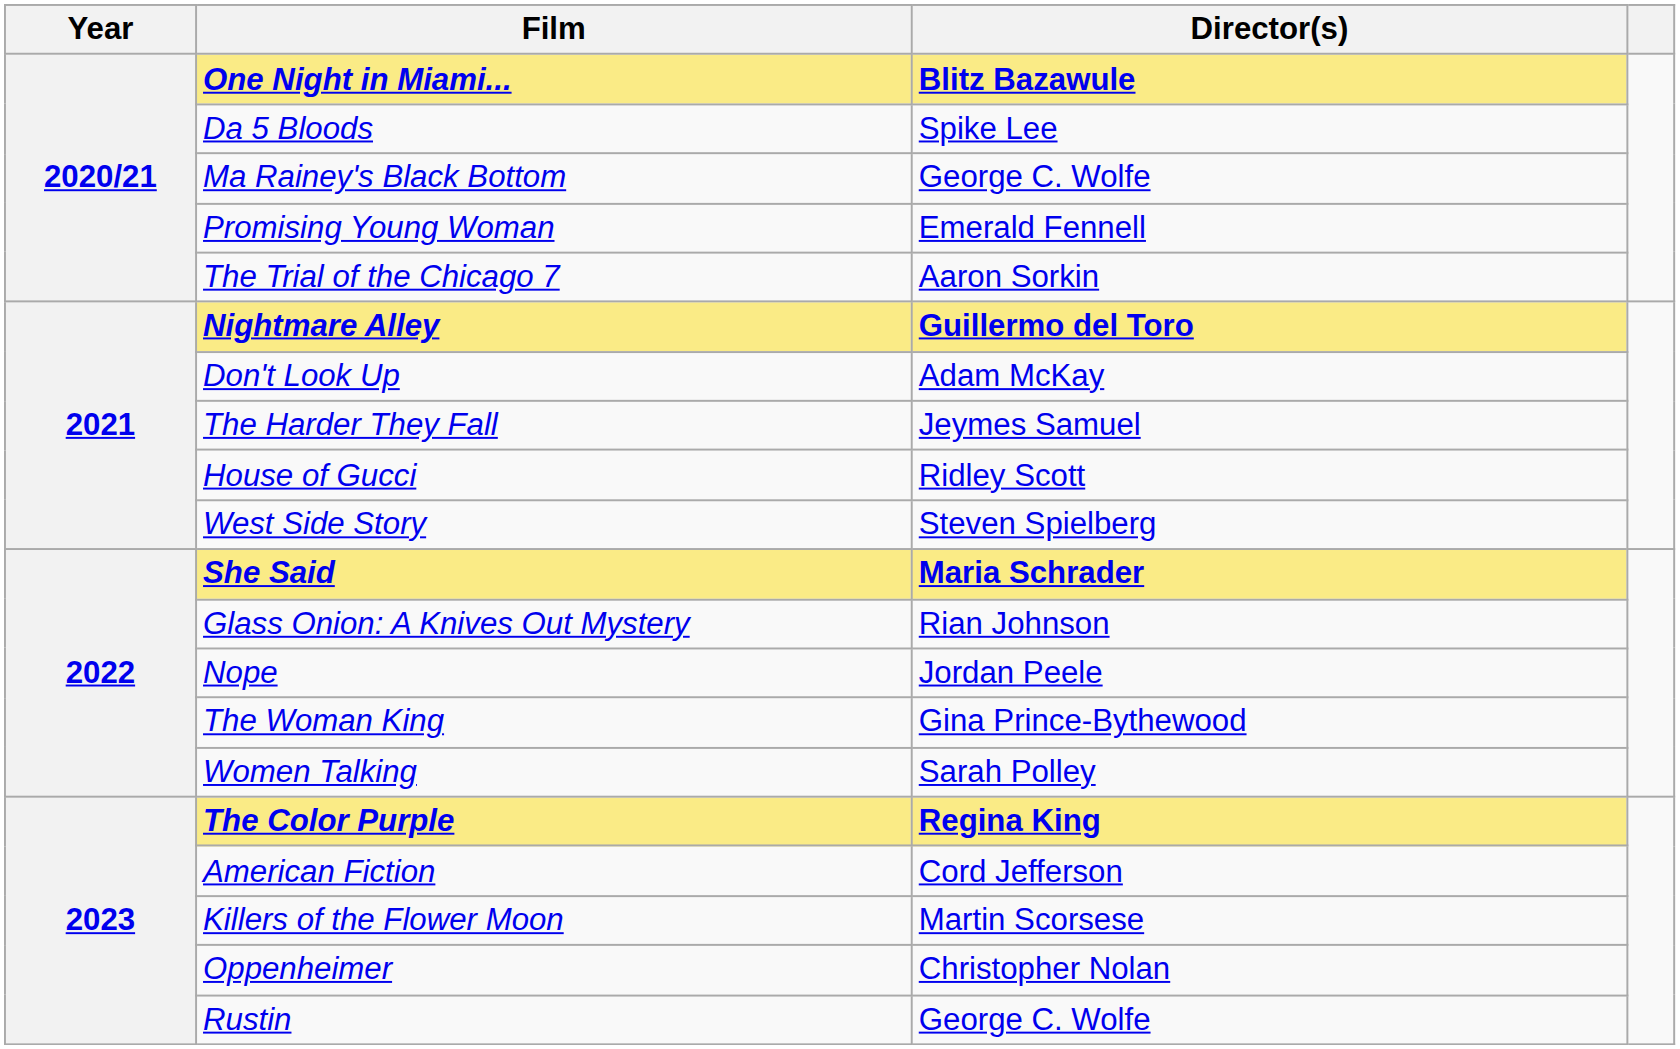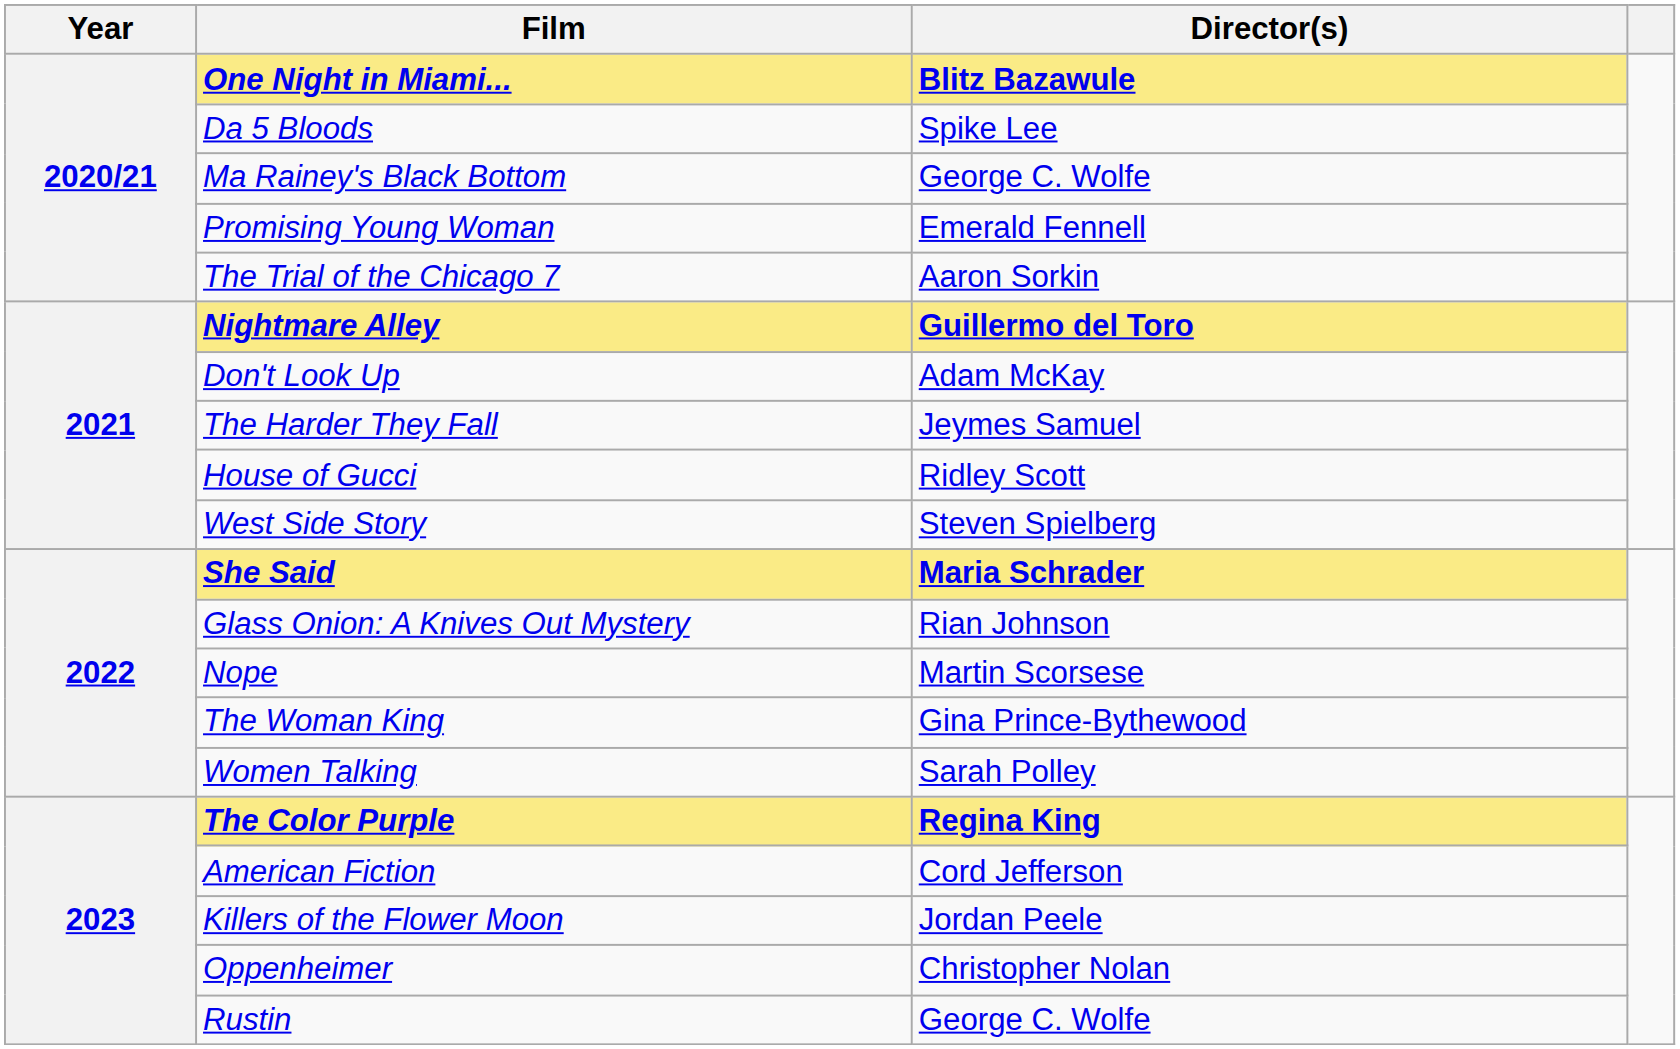(1011, 672) Jordan Peele -> (1031, 672) Martin Scorsese
(1031, 919) Martin Scorsese -> (1011, 919) Jordan Peele
